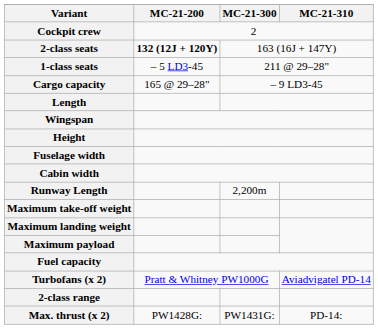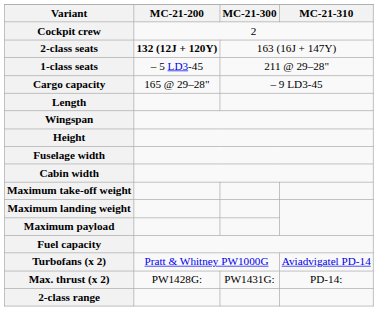- row: (69, 191)
rows swapped: (69, 315) <-> (69, 297)
